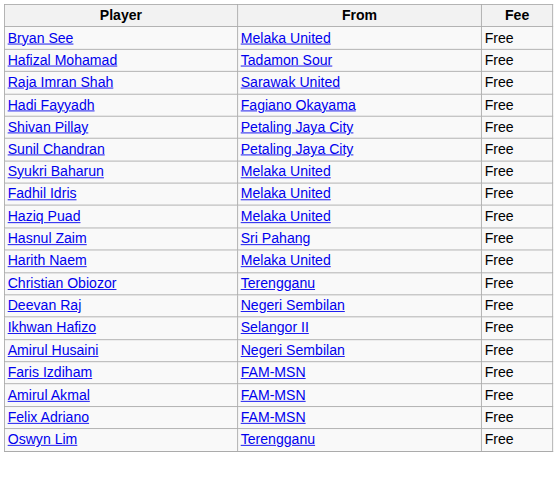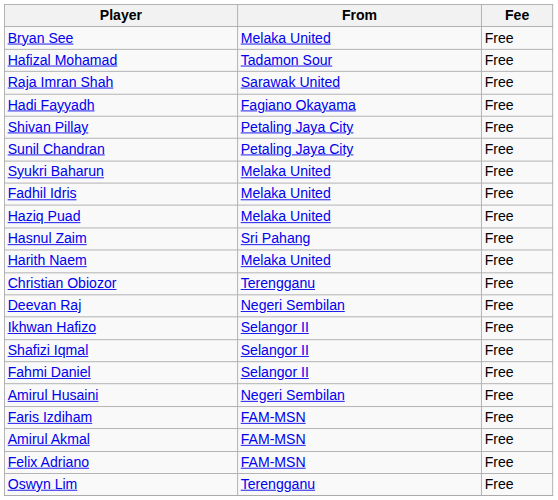+ row: (48, 350)
+ row: (49, 372)
